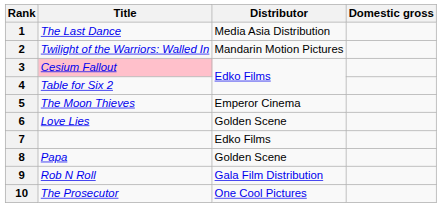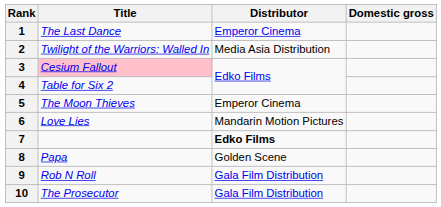(272, 31) Media Asia Distribution -> (258, 31) Emperor Cinema
(279, 49) Mandarin Motion Pictures -> (272, 49) Media Asia Distribution
(251, 121) Golden Scene -> (279, 121) Mandarin Motion Pictures
(243, 139) normal -> (245, 139) bold
(261, 193) One Cool Pictures -> (269, 193) Gala Film Distribution
